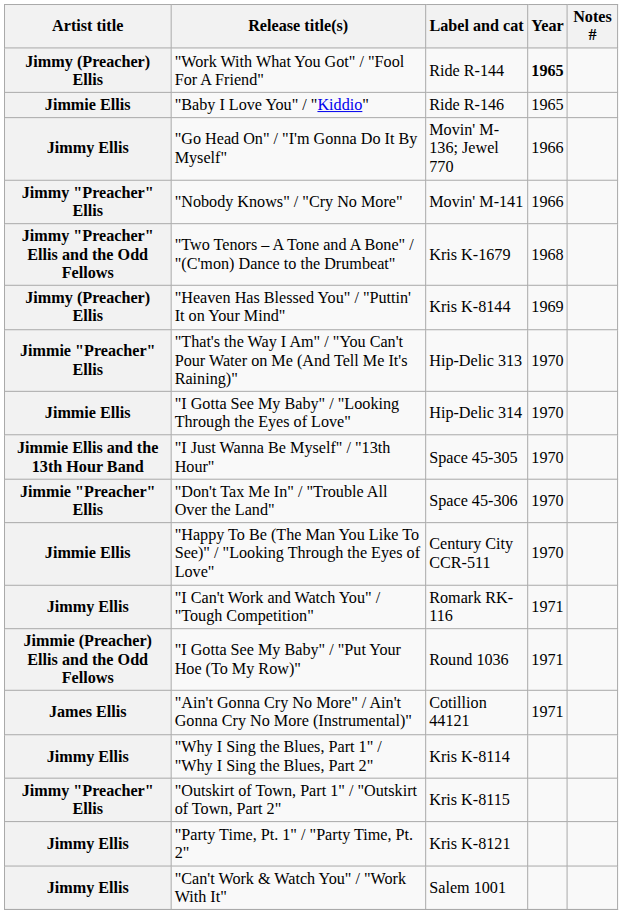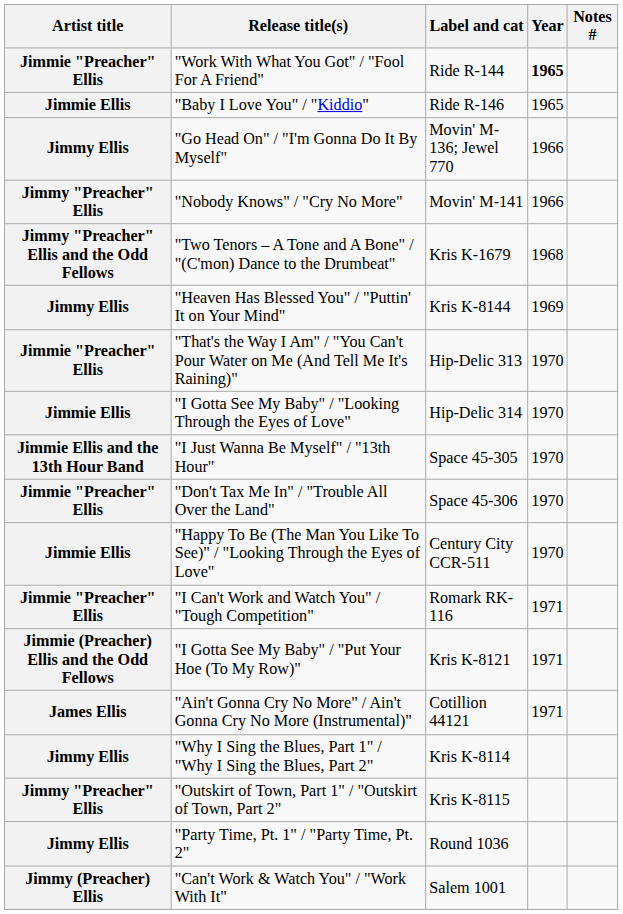(88, 70) Jimmy (Preacher) Ellis -> (88, 70) Jimmie "Preacher" Ellis
(88, 307) Jimmy (Preacher) Ellis -> (88, 307) Jimmy Ellis
(88, 606) Jimmy Ellis -> (88, 606) Jimmie "Preacher" Ellis
(469, 659) Round 1036 -> (470, 659) Kris K-8121
(470, 843) Kris K-8121 -> (469, 843) Round 1036
(88, 887) Jimmy Ellis -> (88, 887) Jimmy (Preacher) Ellis
